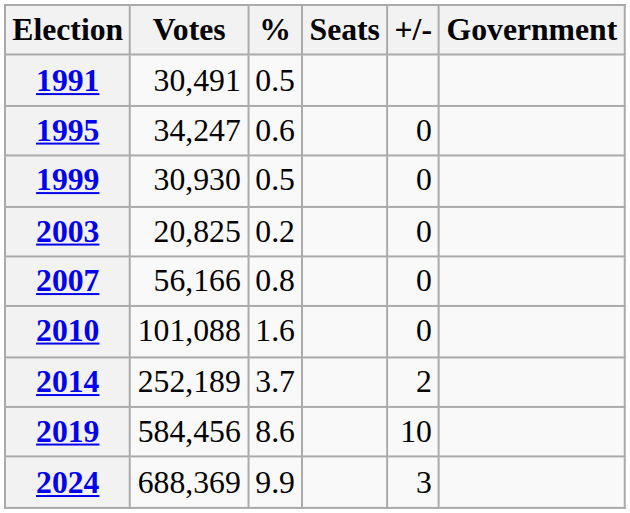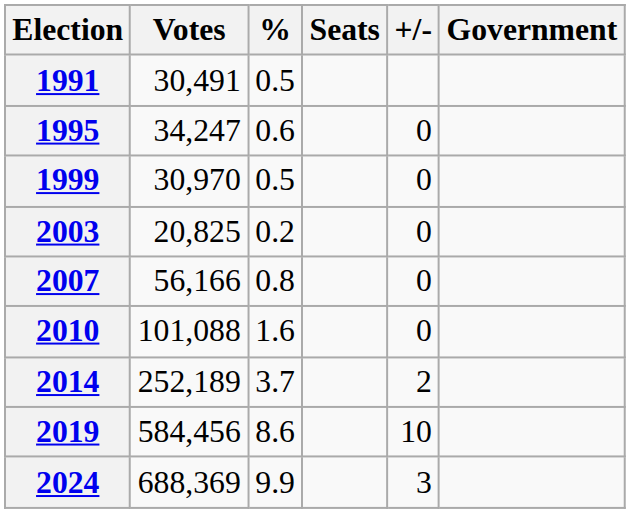(197, 180) 30,930 -> (197, 180) 30,970
